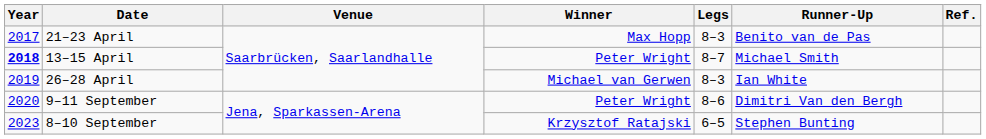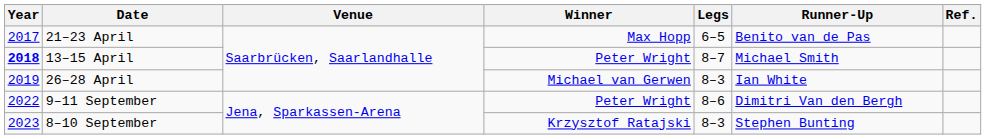(713, 37) 8–3 -> (713, 37) 6–5
(24, 102) 2020 -> (24, 102) 2022
(713, 123) 6–5 -> (713, 123) 8–3
